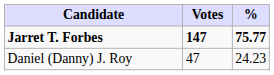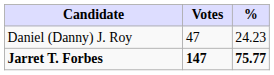rows swapped: (55, 37) <-> (70, 59)
